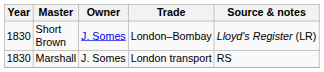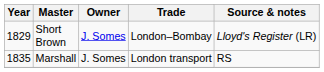(19, 36) 1830 -> (19, 36) 1829
(19, 59) 1830 -> (19, 59) 1835
